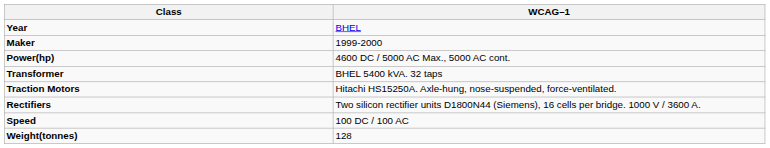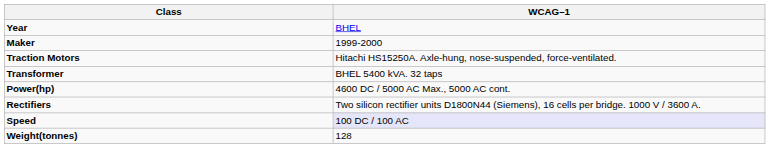rows swapped: (43, 89) <-> (30, 58)
(372, 120) no background -> (372, 120) lavender background
